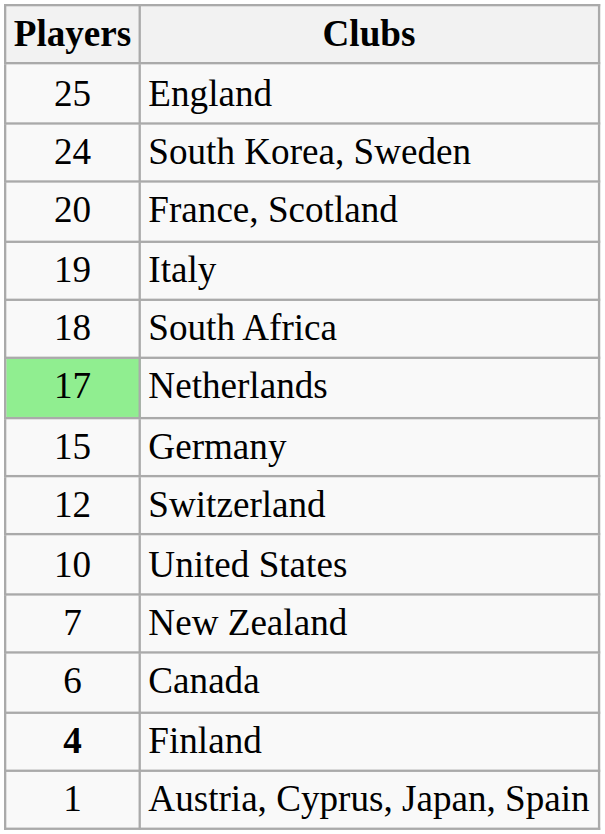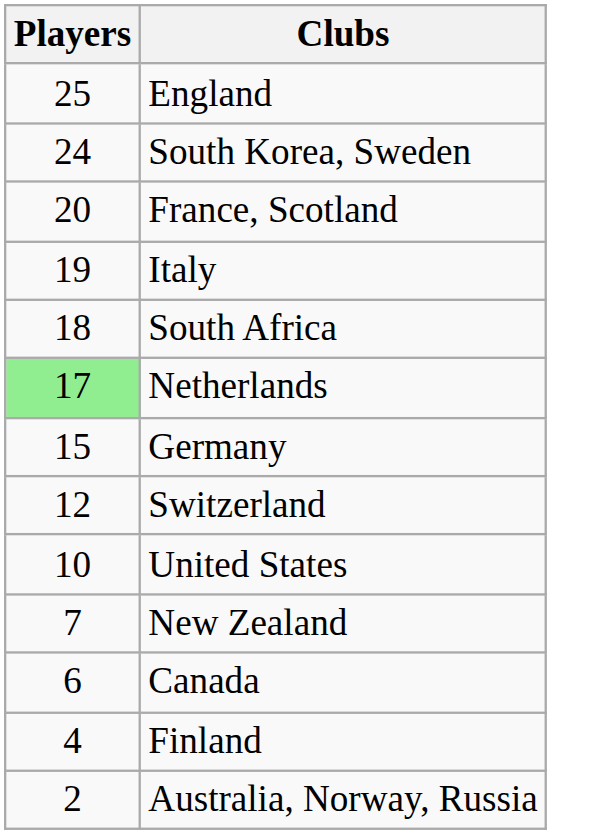(72, 740) bold -> (72, 740) normal
+ row: (343, 799)
- row: (369, 799)
